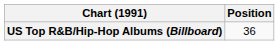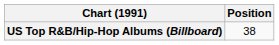(249, 31) 36 -> (249, 31) 38
